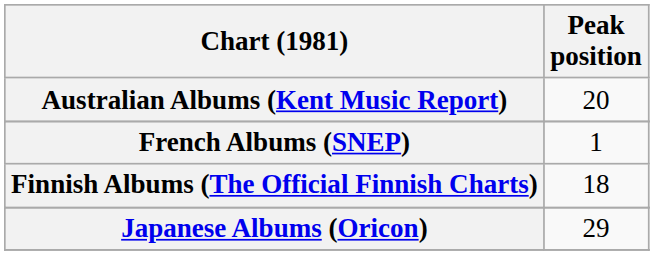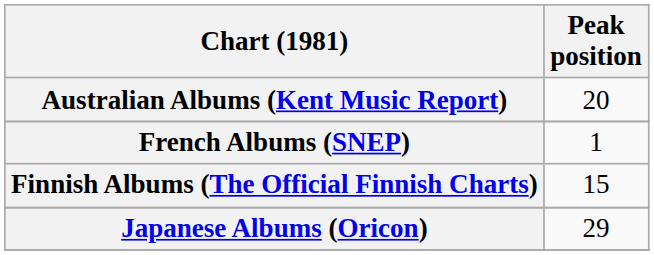(596, 185) 18 -> (596, 185) 15
